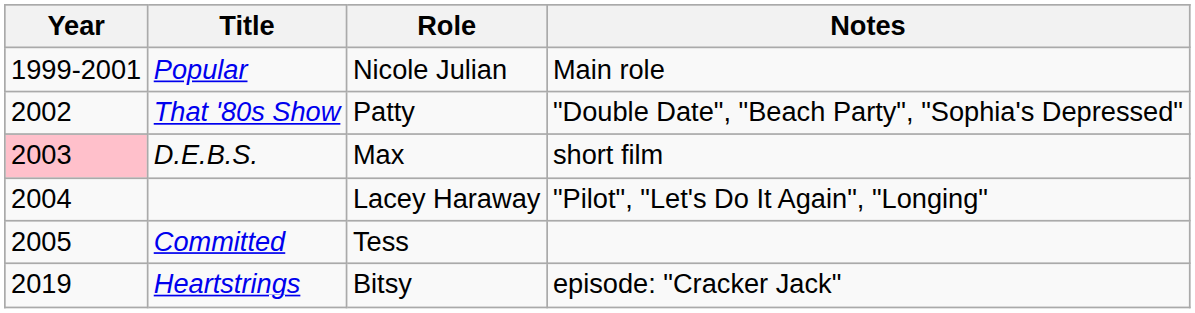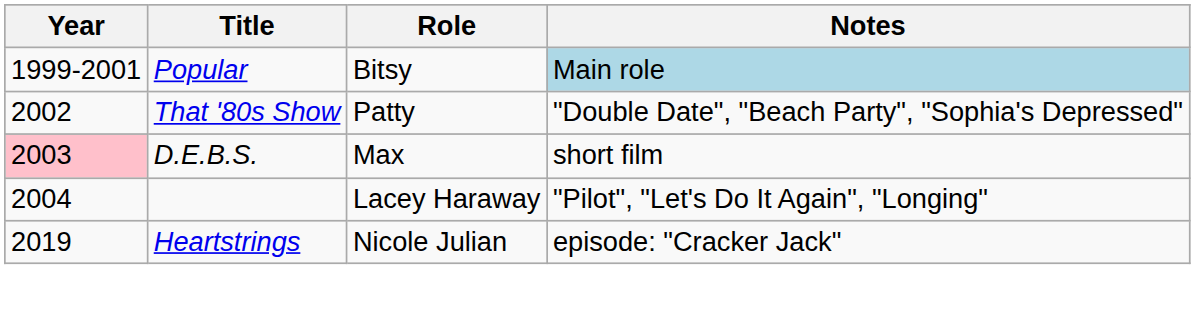(430, 69) Nicole Julian -> (382, 69) Bitsy
(609, 69) no background -> (609, 69) lightblue background
- row: (219, 241)
(382, 284) Bitsy -> (430, 241) Nicole Julian
